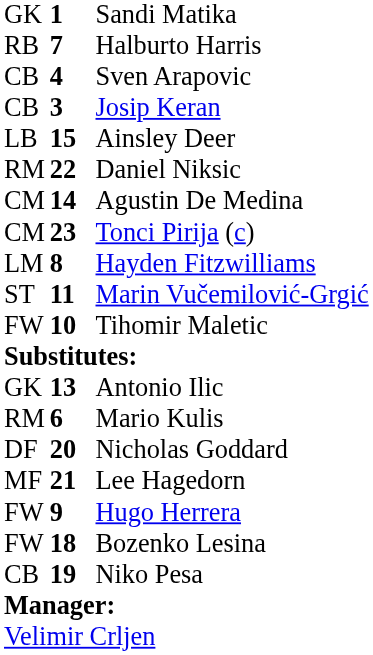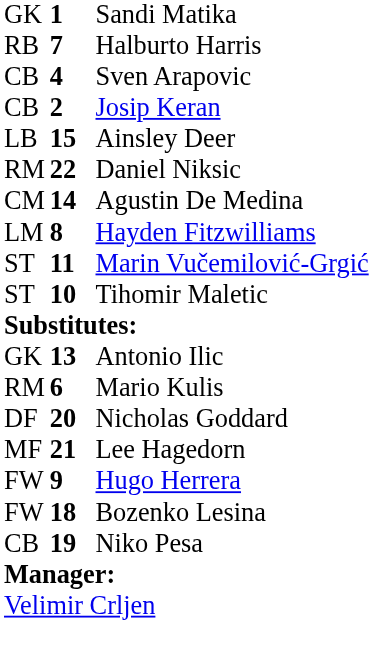(56, 107) 3 -> (56, 107) 2
- row: (175, 231)
(24, 325) FW -> (19, 294) ST
